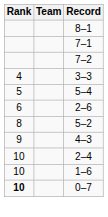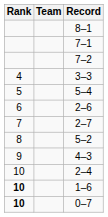+ row: (84, 124)
(19, 172) normal -> (19, 188) bold
